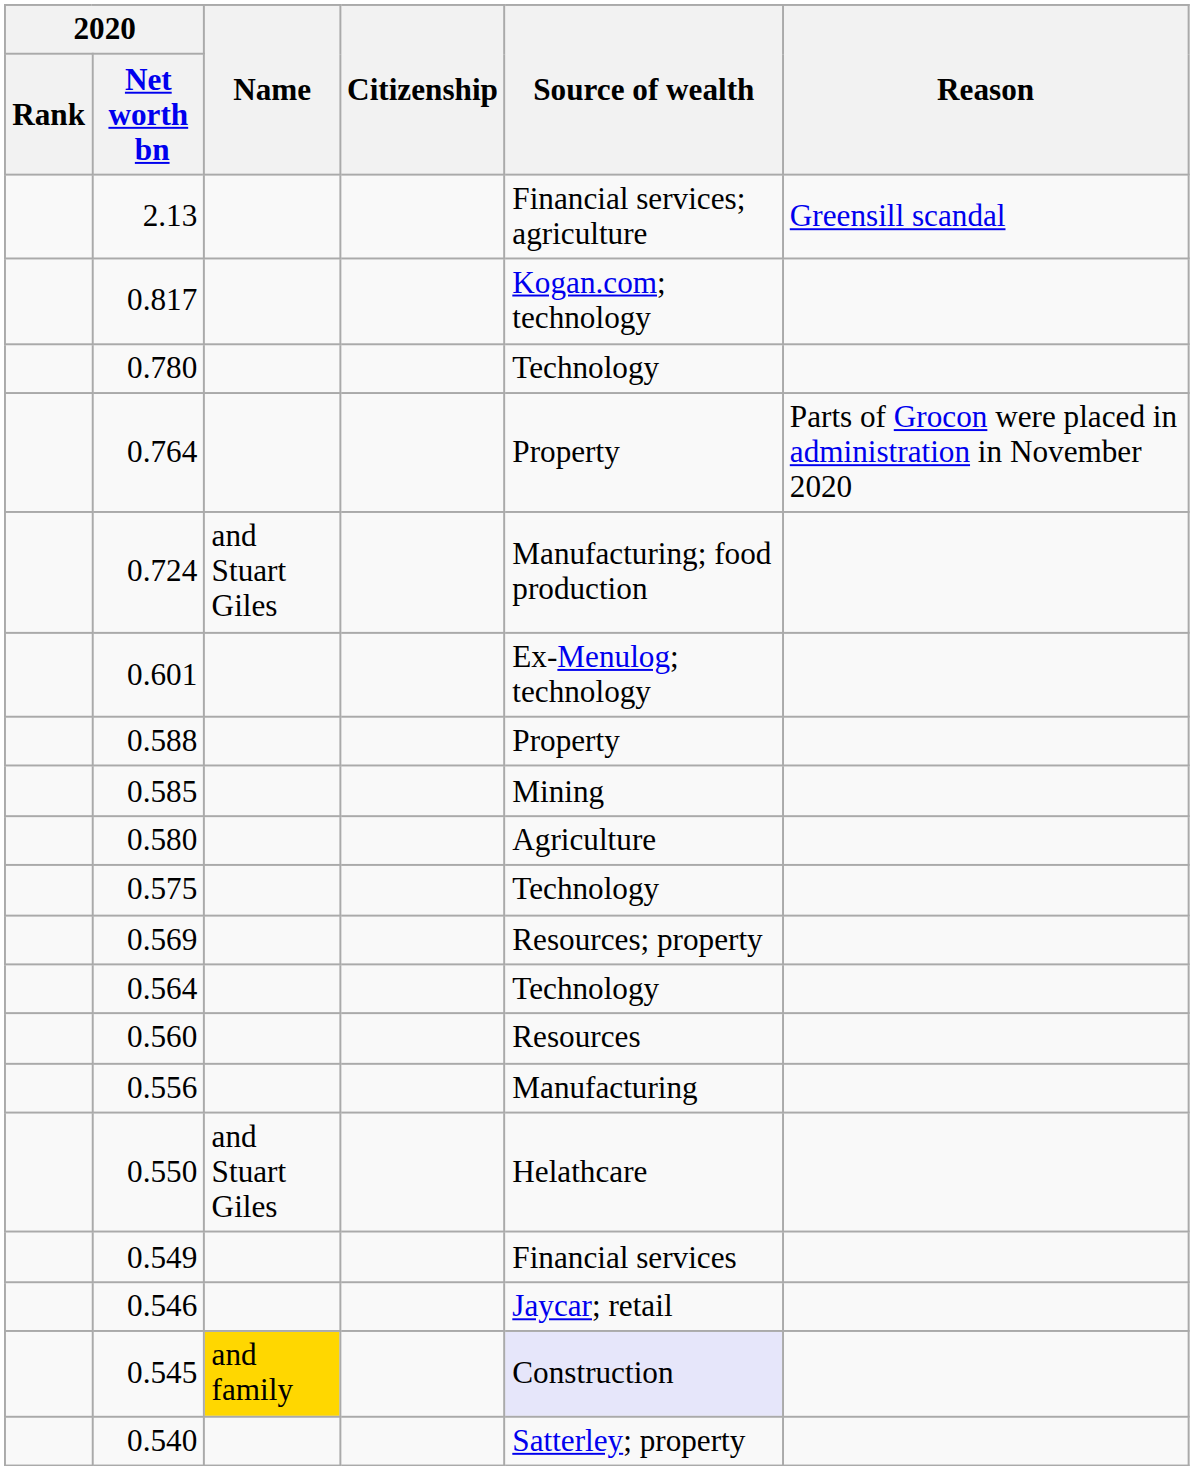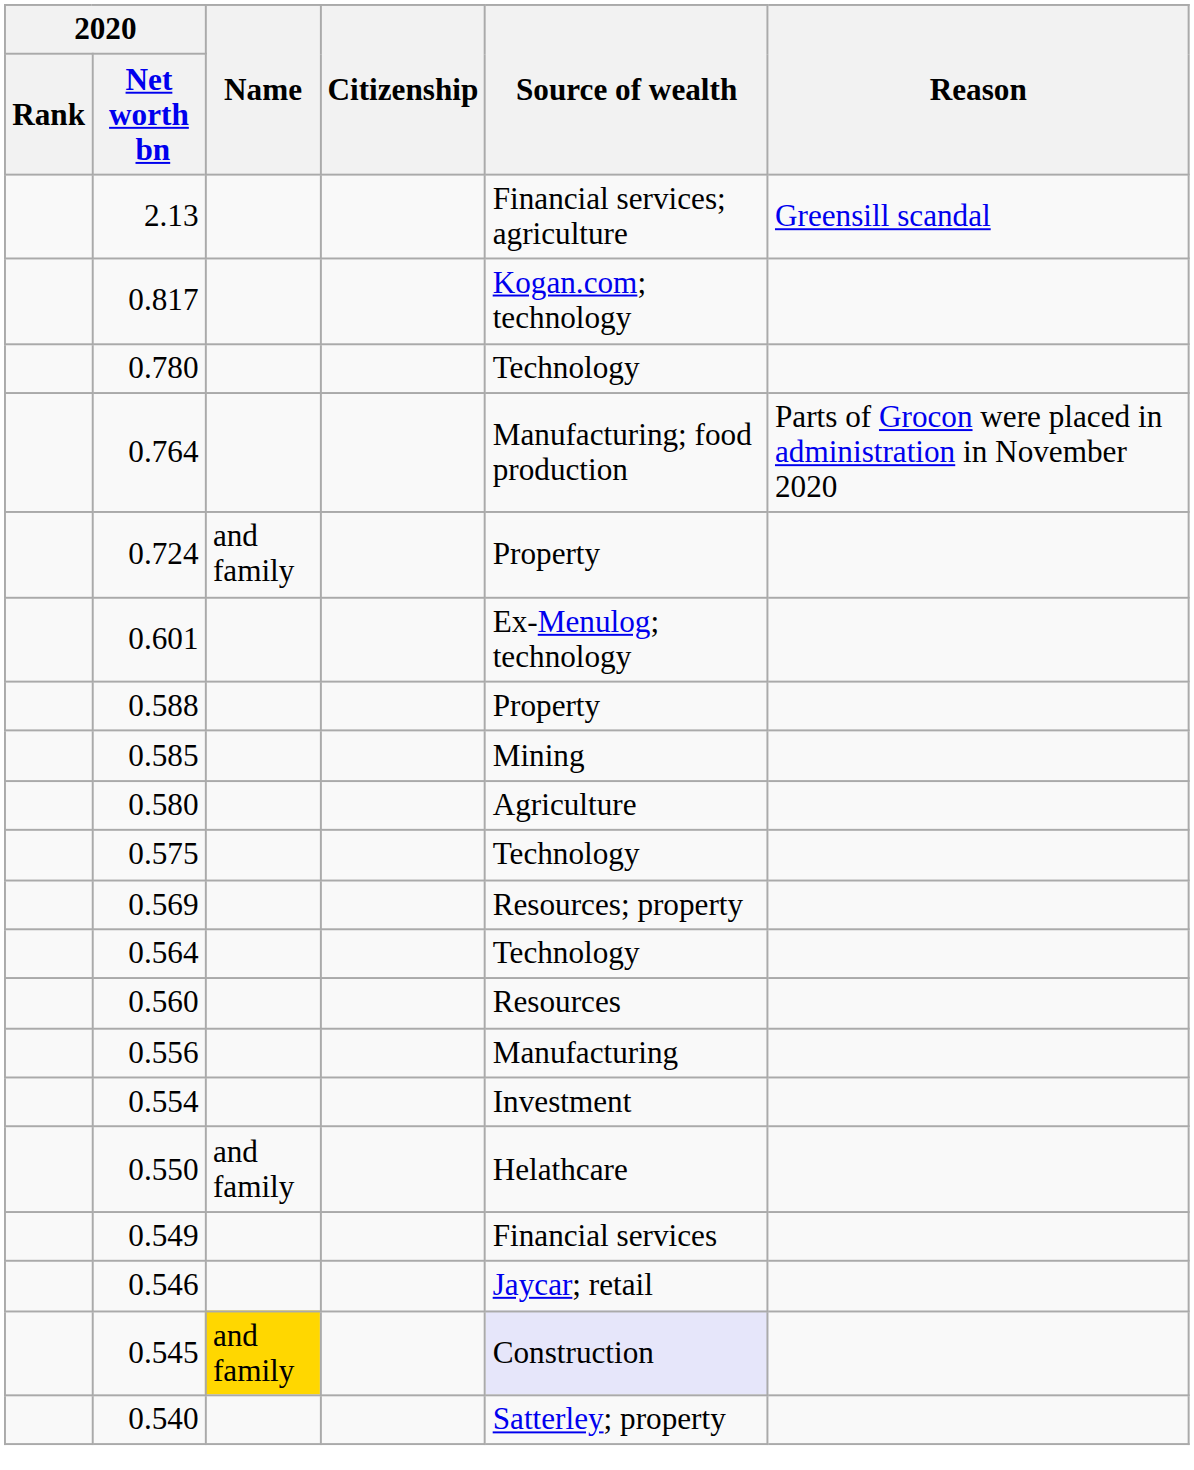(566, 452) Property -> (622, 452) Manufacturing; food production
(249, 571) and Stuart Giles -> (254, 554) and family
(642, 571) Manufacturing; food production -> (546, 554) Property
+ row: (163, 1101)
(249, 1171) and Stuart Giles -> (254, 1168) and family
